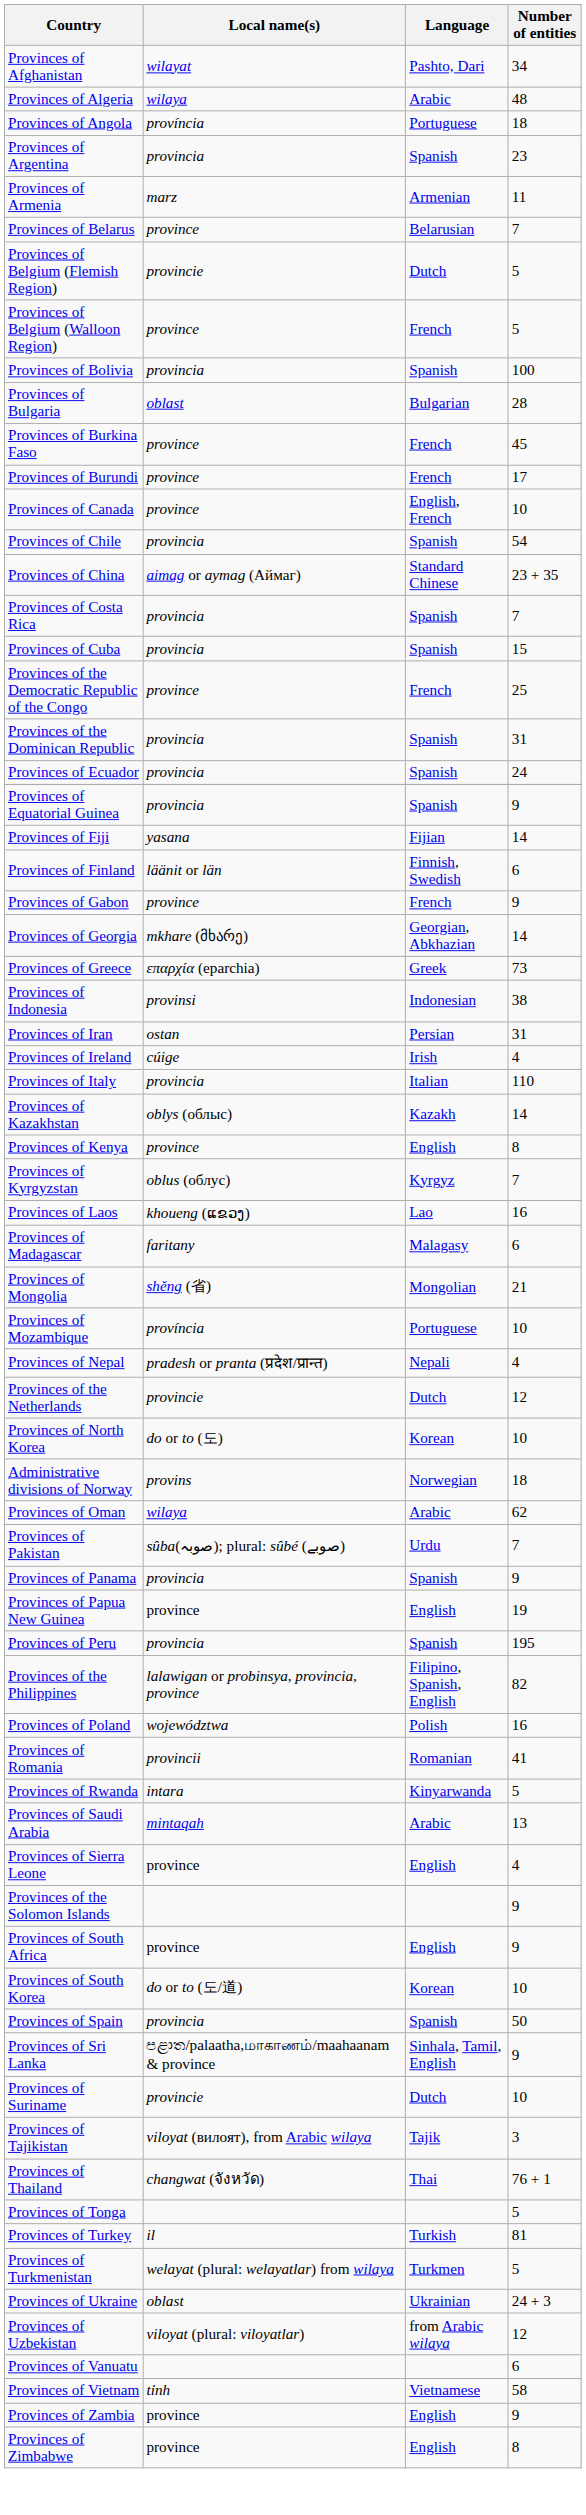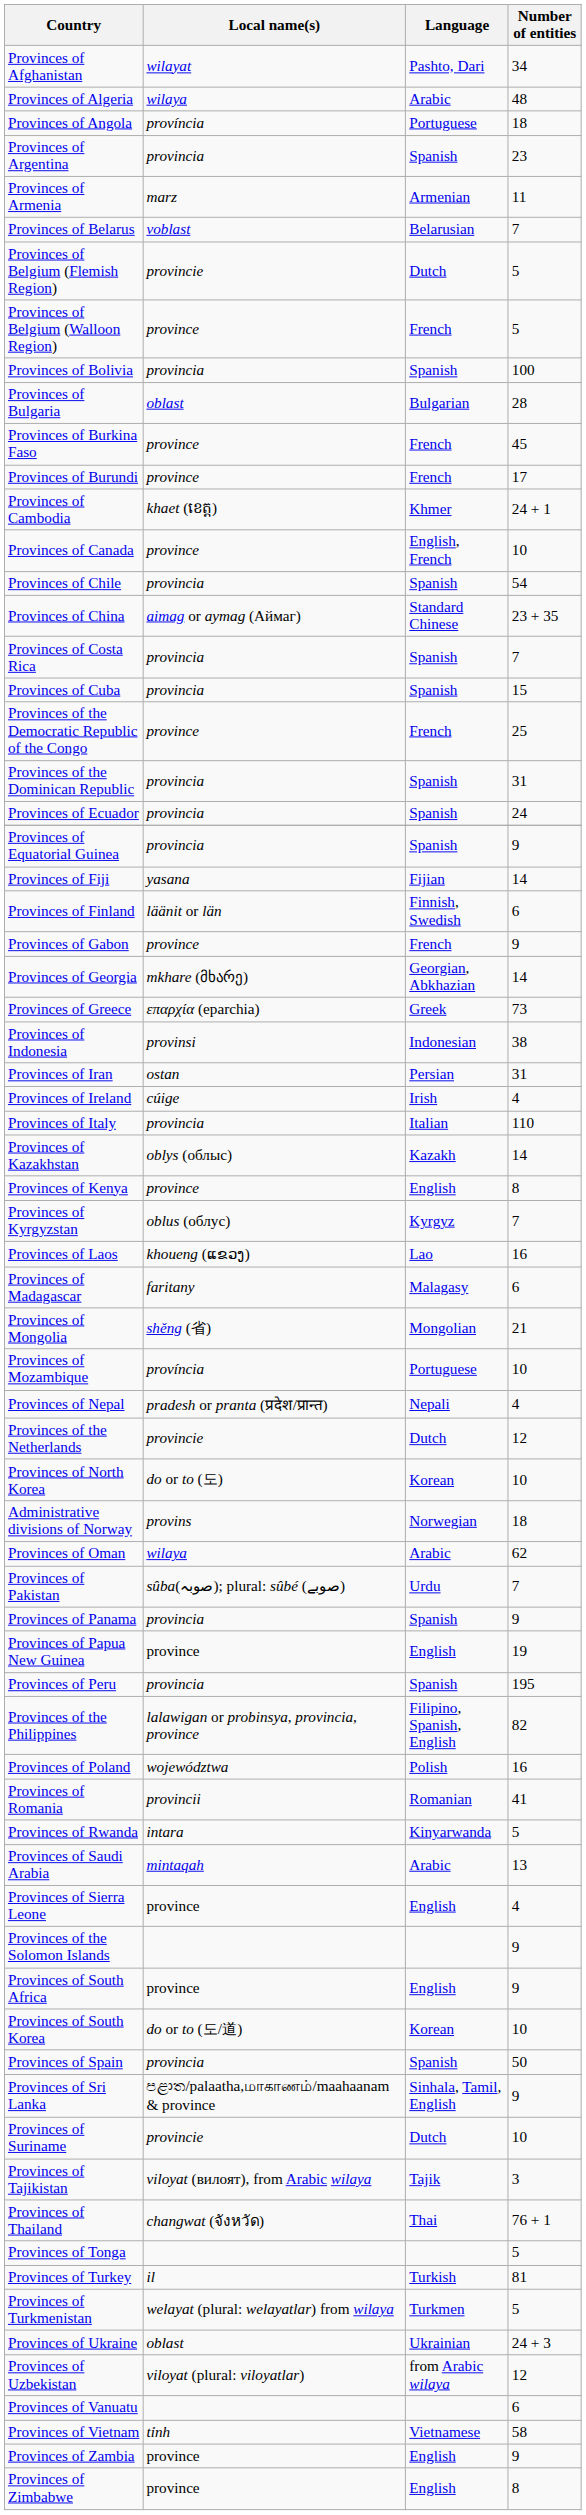(173, 229) province -> (168, 229) voblast
+ row: (46, 509)
